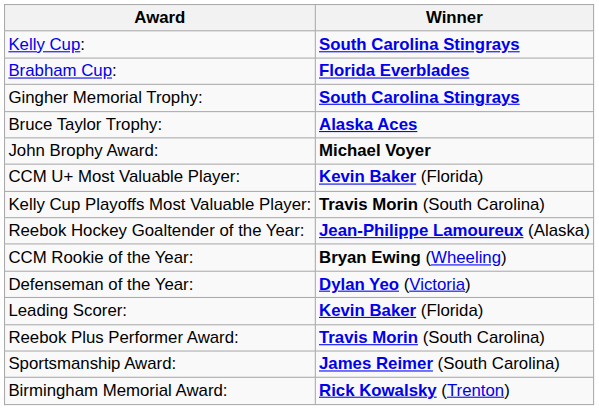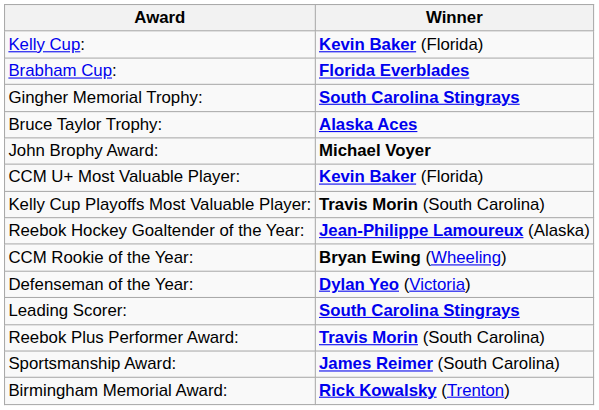(419, 44) South Carolina Stingrays -> (401, 44) Kevin Baker (Florida)
(401, 310) Kevin Baker (Florida) -> (419, 310) South Carolina Stingrays
